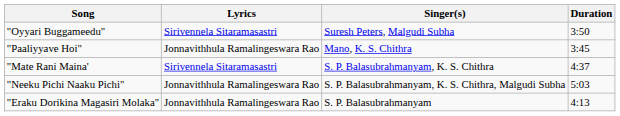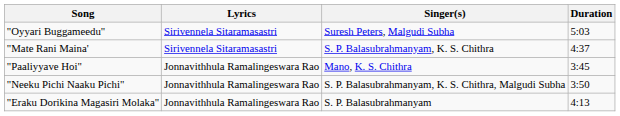(580, 31) 3:50 -> (580, 31) 5:03
rows swapped: (44, 49) <-> (48, 66)
(580, 84) 5:03 -> (580, 84) 3:50
